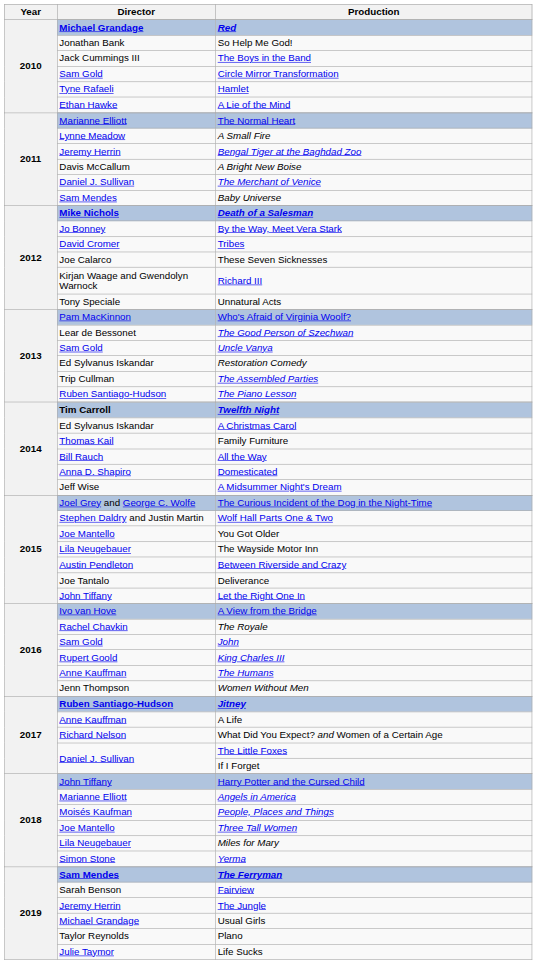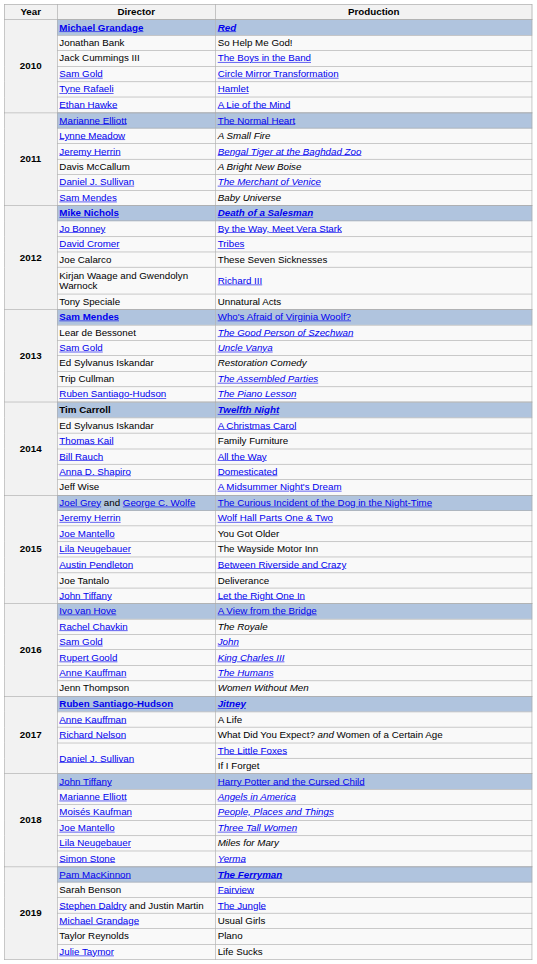(95, 317) Pam MacKinnon -> (89, 317) Sam Mendes
(131, 518) Stephen Daldry and Justin Martin -> (90, 518) Jeremy Herrin
(89, 874) Sam Mendes -> (95, 874) Pam MacKinnon
(90, 905) Jeremy Herrin -> (131, 905) Stephen Daldry and Justin Martin
